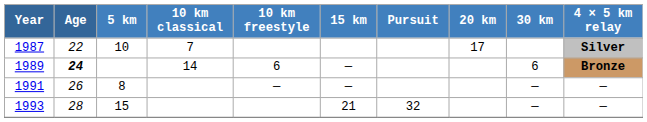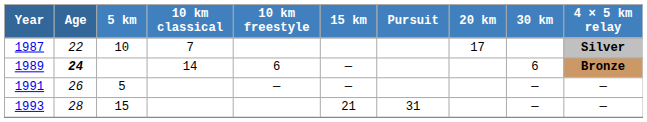(122, 88) 8 -> (122, 88) 5
(413, 108) 32 -> (413, 108) 31
